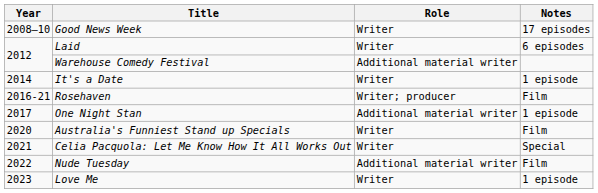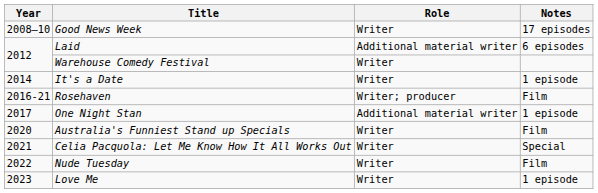(375, 46) Writer -> (437, 46) Additional material writer
(437, 63) Additional material writer -> (375, 63) Writer
(437, 163) Additional material writer -> (375, 163) Writer
